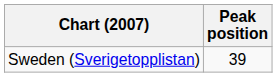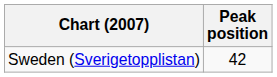(238, 59) 39 -> (238, 59) 42
